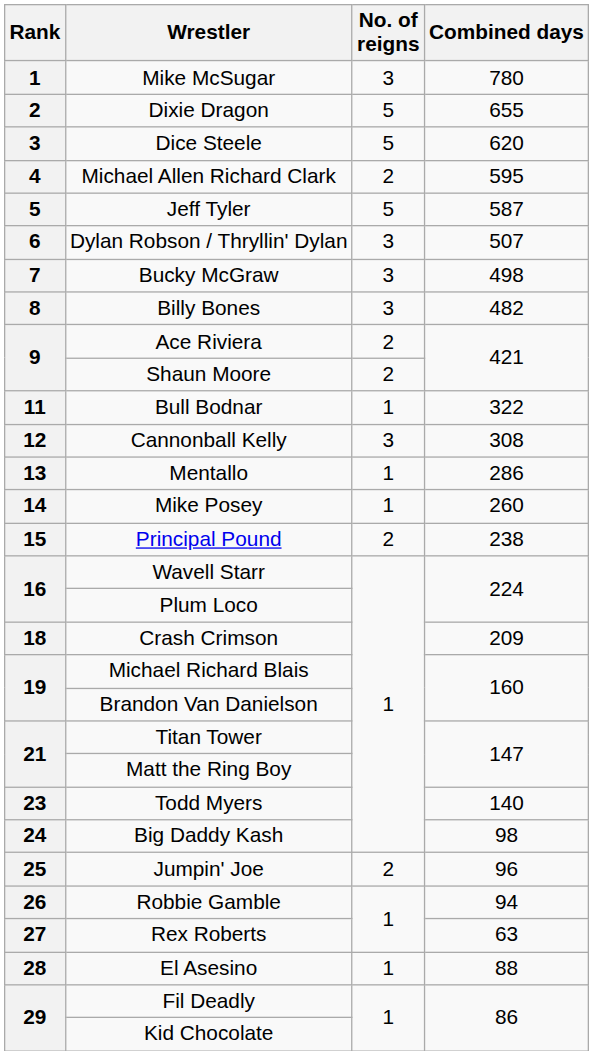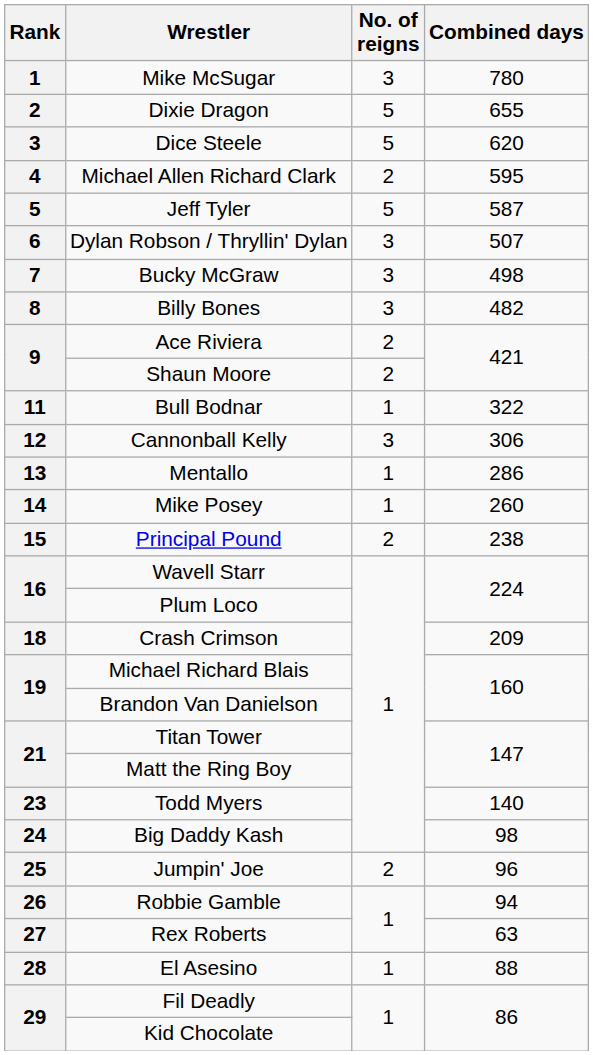(507, 440) 308 -> (507, 440) 306
